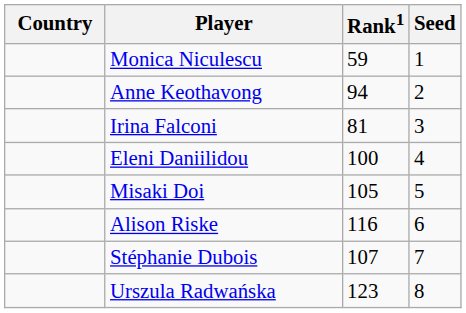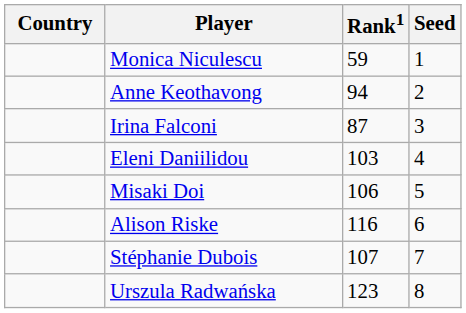(358, 125) 81 -> (358, 125) 87
(363, 158) 100 -> (363, 158) 103
(363, 191) 105 -> (363, 191) 106
